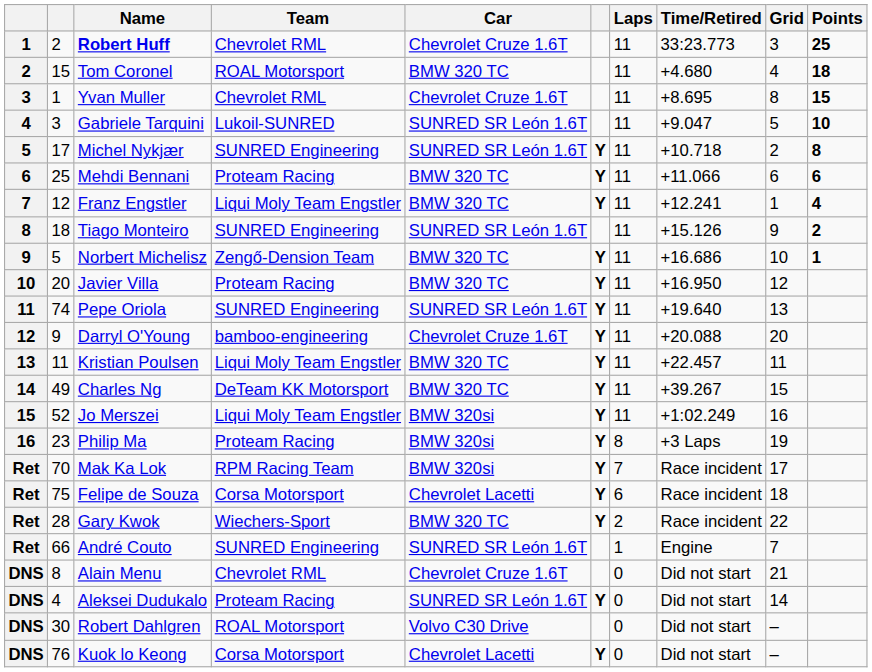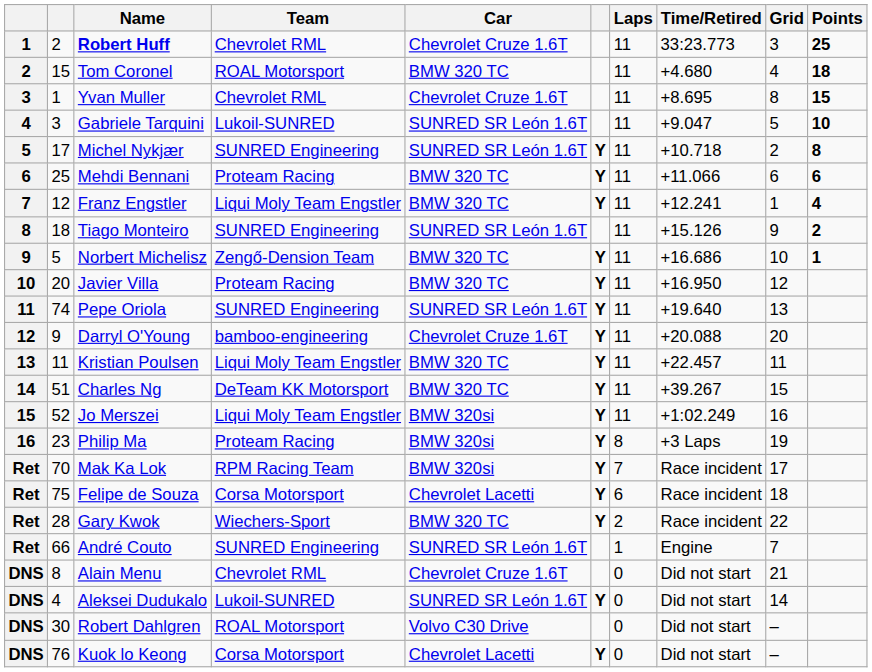(61, 389) 49 -> (61, 389) 51
(275, 600) Proteam Racing -> (275, 600) Lukoil-SUNRED
